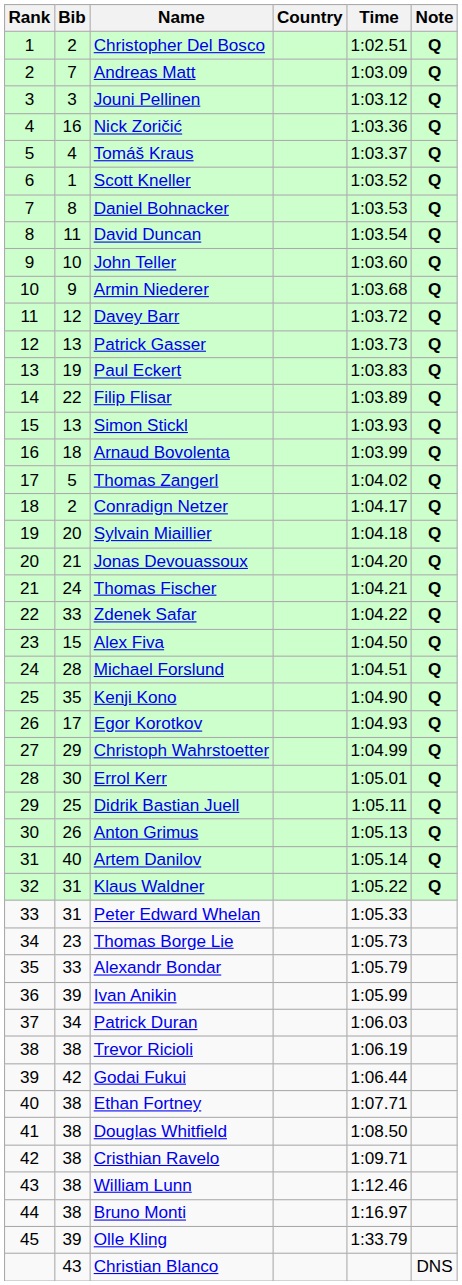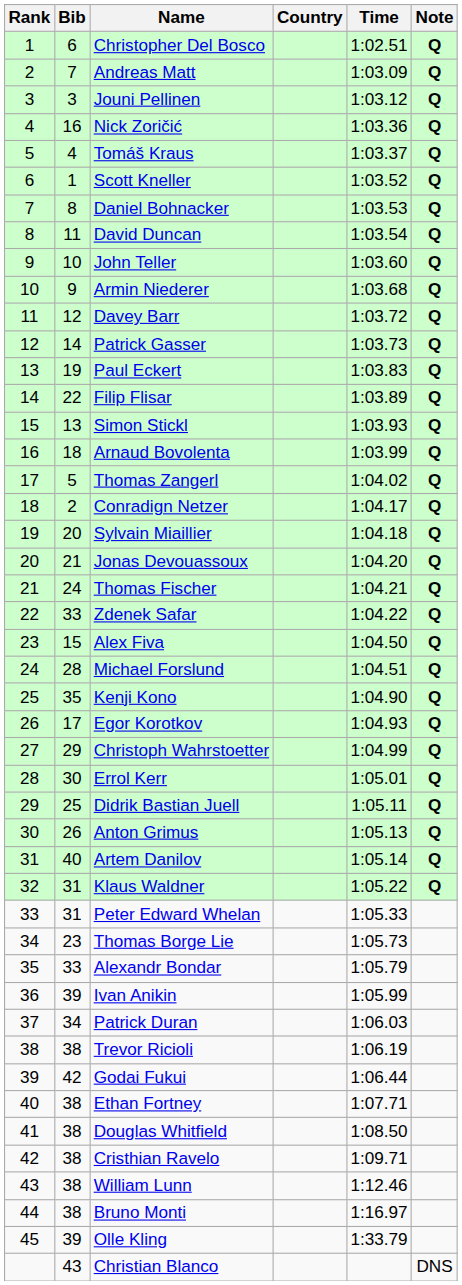(72, 45) 2 -> (72, 45) 6
(72, 343) 13 -> (72, 343) 14
